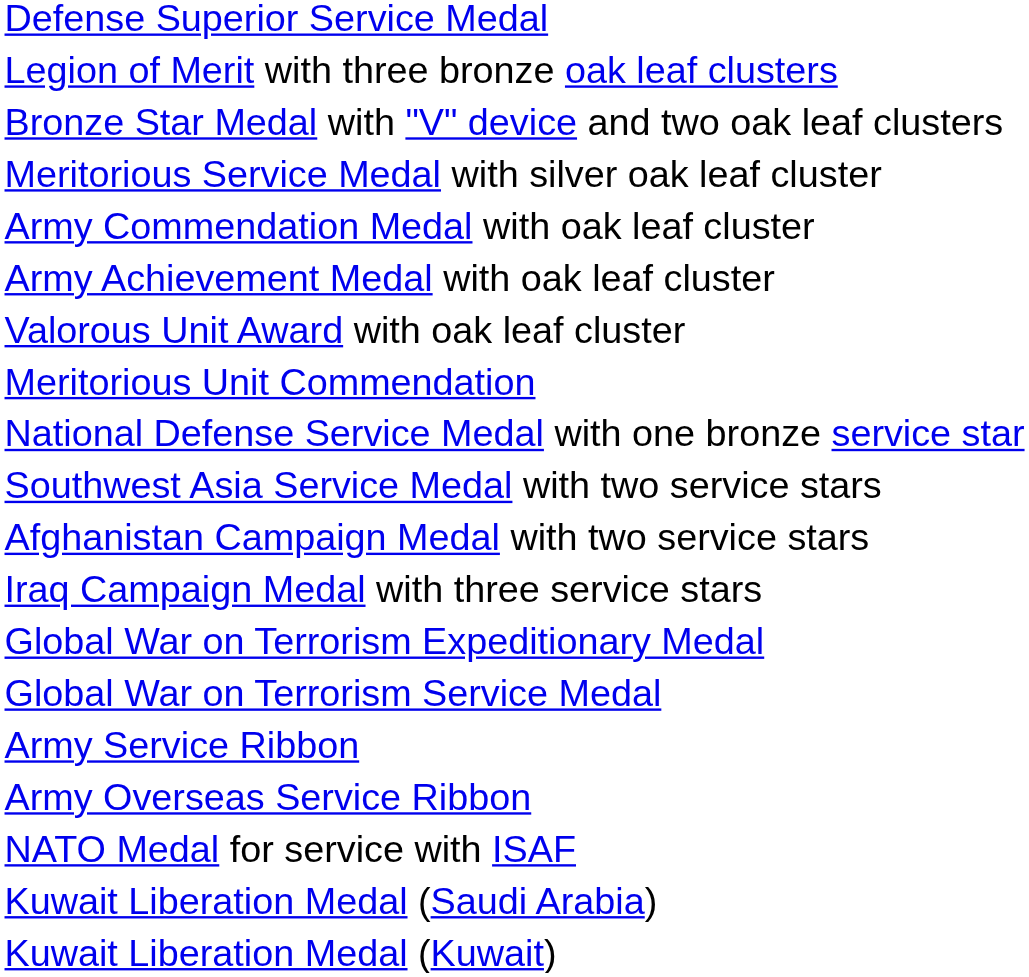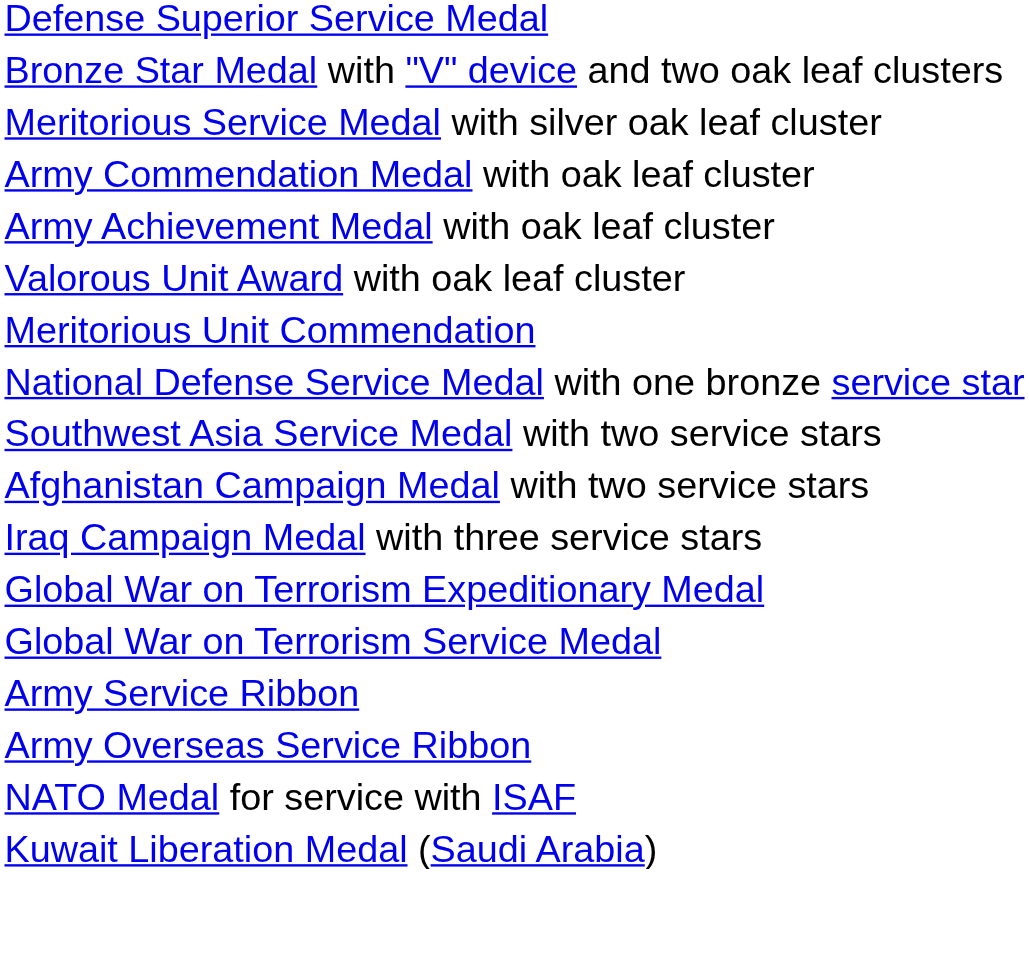- row: (421, 70)
- row: (281, 953)
